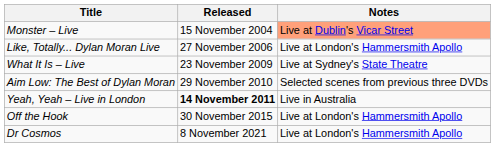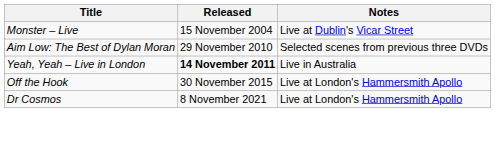(347, 30) lightsalmon background -> (347, 30) no background
- row: (83, 47)
- row: (46, 64)
